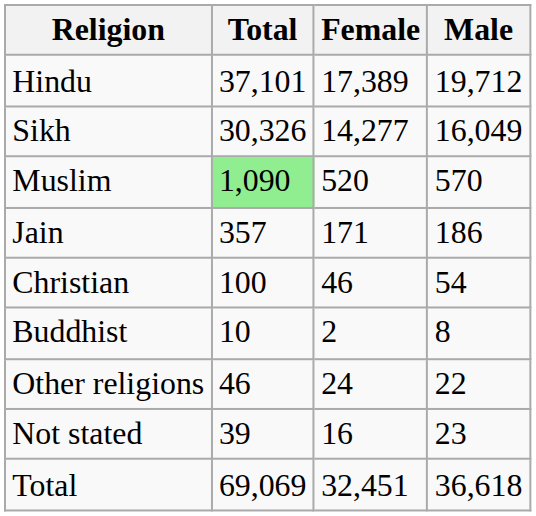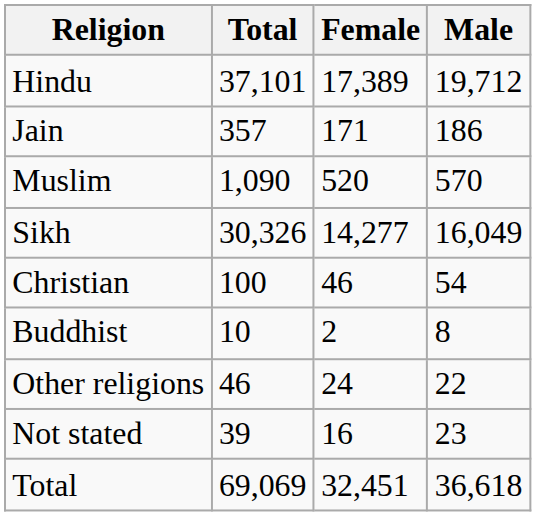rows swapped: (42, 130) <-> (38, 231)
(255, 181) lightgreen background -> (255, 181) no background
